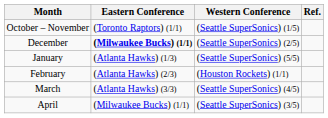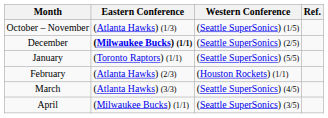(138, 27) (Toronto Raptors) (1/1) -> (135, 27) (Atlanta Hawks) (1/3)
(135, 58) (Atlanta Hawks) (1/3) -> (138, 58) (Toronto Raptors) (1/1)
